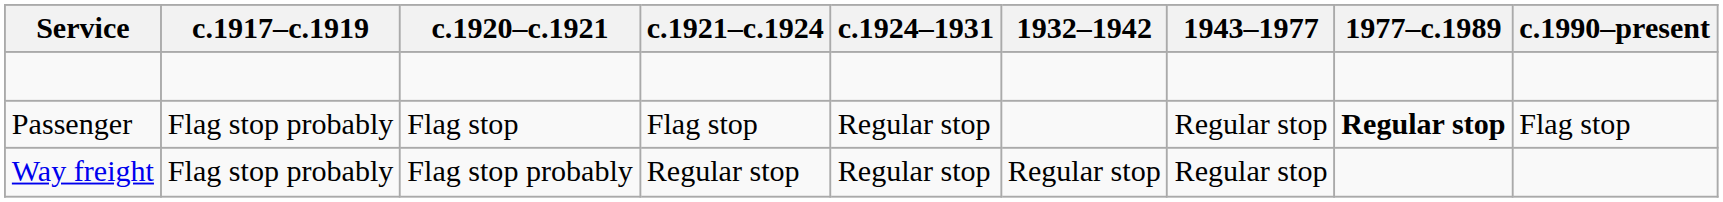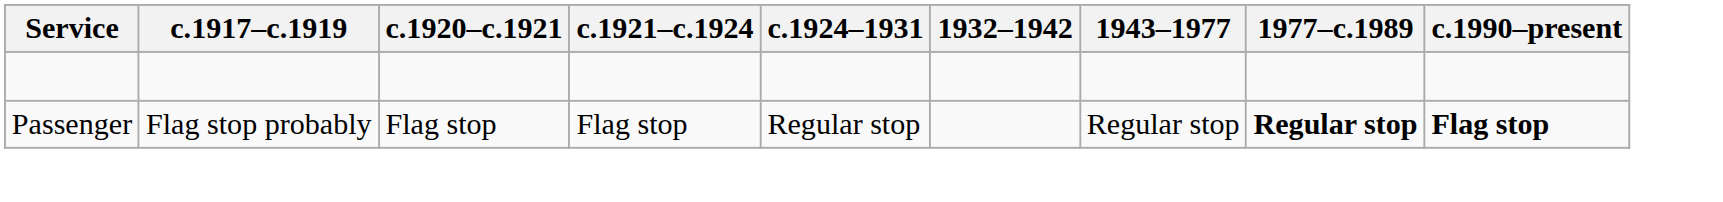(1575, 123) normal -> (1490, 123) bold
- row: (83, 171)
